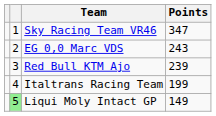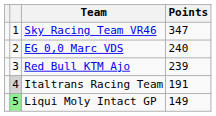(178, 49) 243 -> (178, 49) 240
(16, 85) no background -> (16, 85) lightgrey background
(178, 85) 199 -> (178, 85) 191
